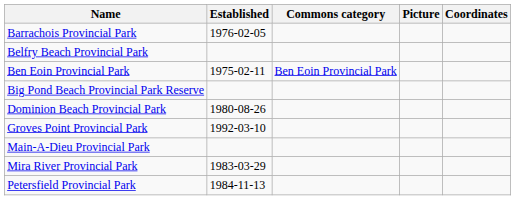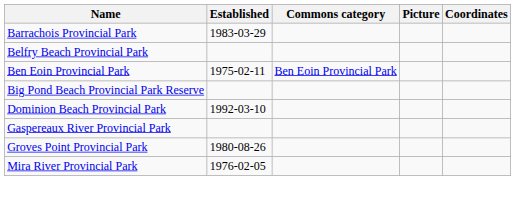(238, 33) 1976-02-05 -> (238, 33) 1983-03-29
(238, 109) 1980-08-26 -> (238, 109) 1992-03-10
+ row: (89, 128)
(238, 128) 1992-03-10 -> (238, 147) 1980-08-26
- row: (78, 147)
(238, 166) 1983-03-29 -> (238, 166) 1976-02-05
- row: (71, 185)
